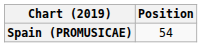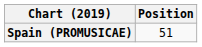(166, 33) 54 -> (166, 33) 51
